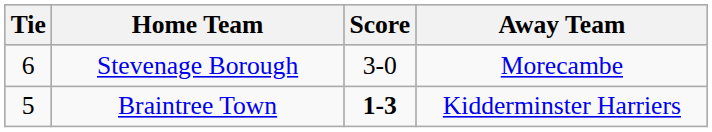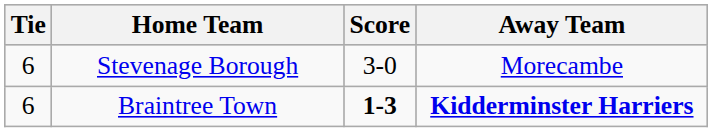(28, 106) 5 -> (28, 106) 6
(562, 106) normal -> (562, 106) bold
